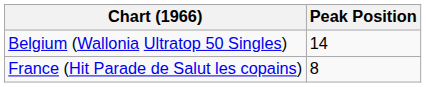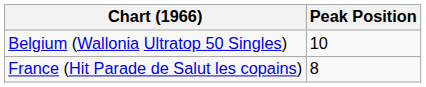(319, 43) 14 -> (319, 43) 10
